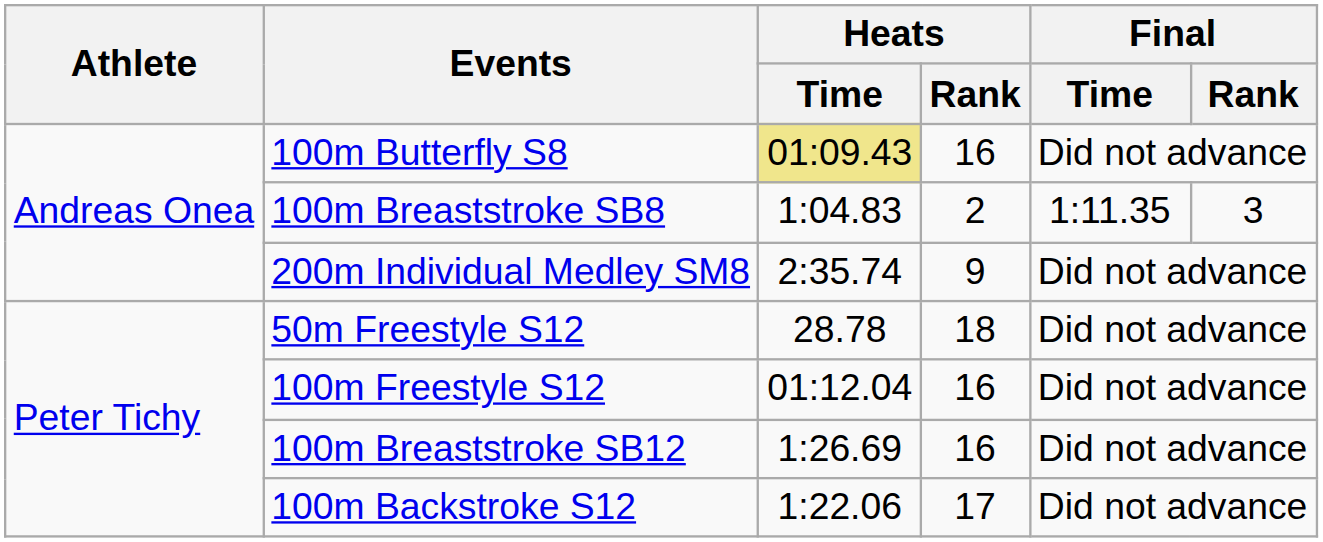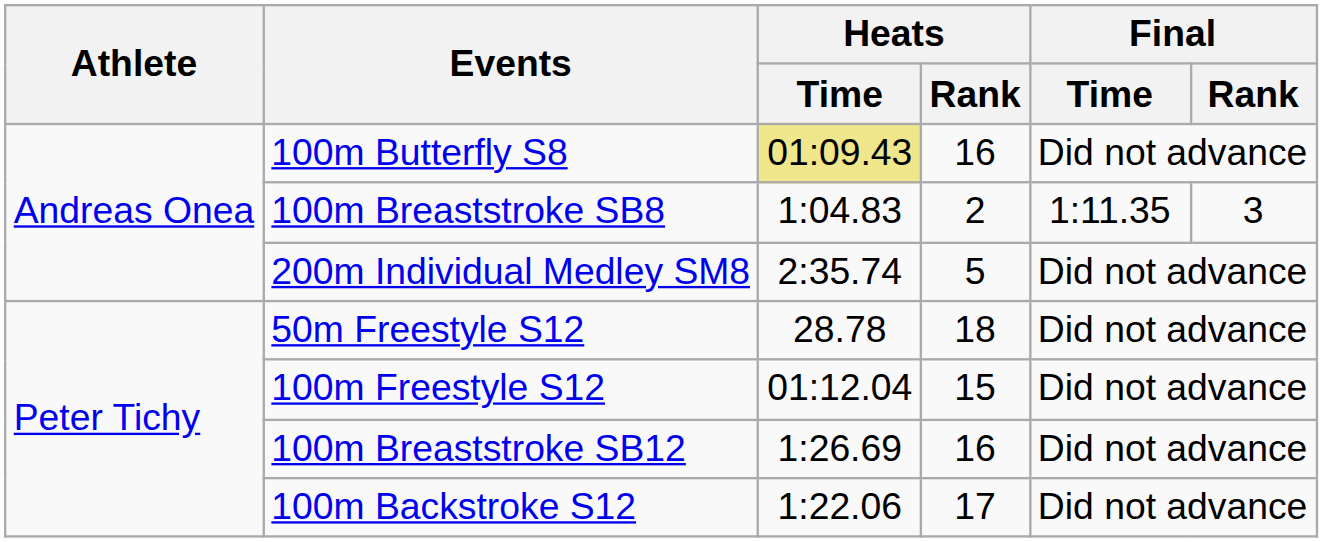(975, 270) 9 -> (975, 270) 5
(975, 388) 16 -> (975, 388) 15
